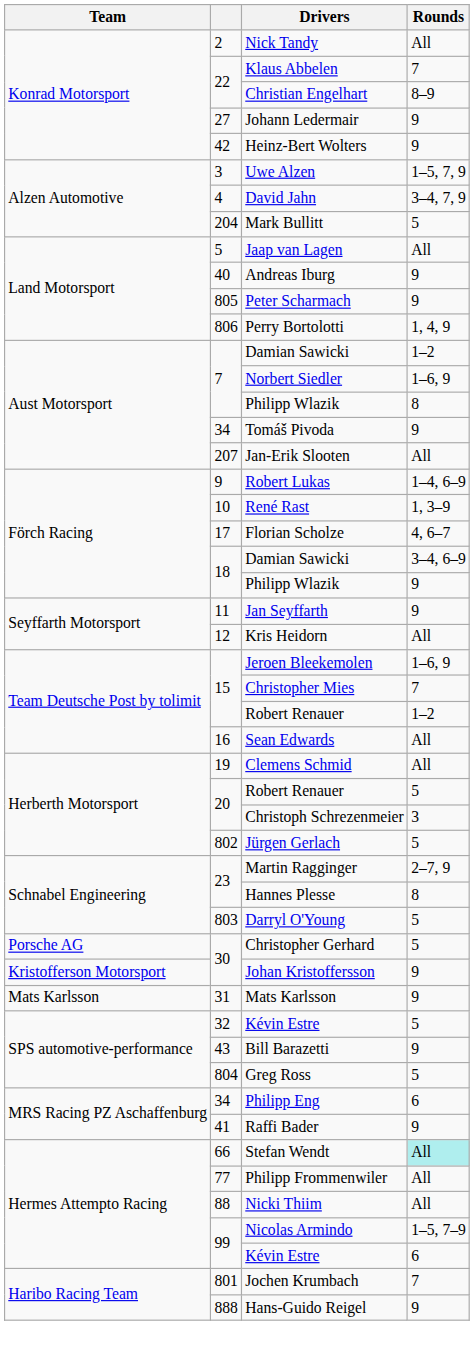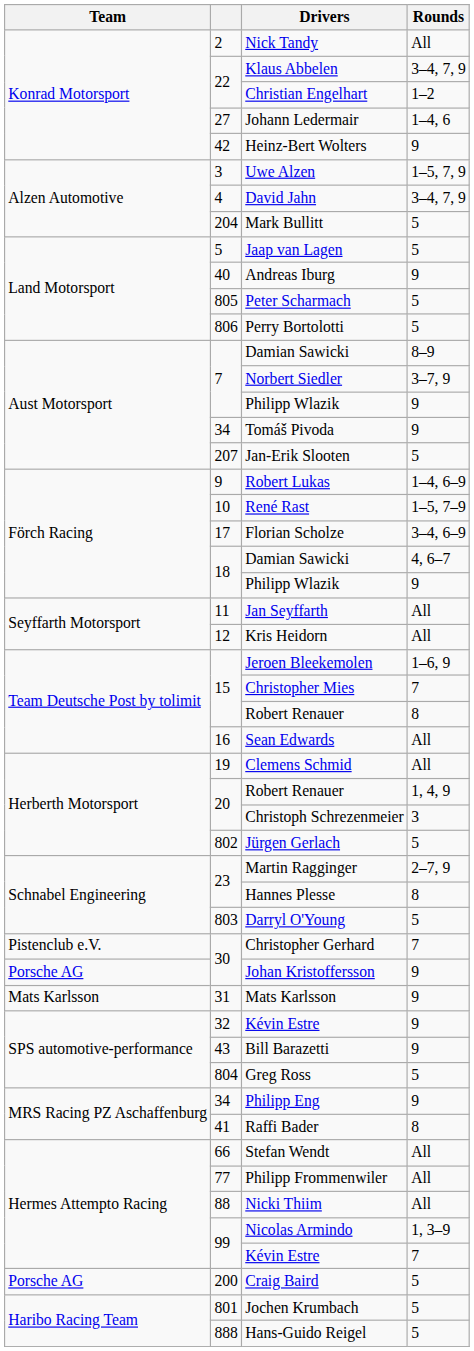(415, 68) 7 -> (438, 68) 3–4, 7, 9
(423, 94) 8–9 -> (423, 94) 1–2
(415, 120) 9 -> (431, 120) 1–4, 6
(421, 249) All -> (415, 249) 5
(415, 300) 9 -> (415, 300) 5
(431, 326) 1, 4, 9 -> (415, 326) 5
(423, 352) 1–2 -> (423, 352) 8–9
(431, 378) 1–6, 9 -> (431, 378) 3–7, 9
(415, 404) 8 -> (415, 404) 9
(421, 455) All -> (415, 455) 5
(431, 507) 1, 3–9 -> (438, 507) 1–5, 7–9
(431, 533) 4, 6–7 -> (438, 533) 3–4, 6–9
(438, 558) 3–4, 6–9 -> (431, 558) 4, 6–7
(415, 610) 9 -> (421, 610) All
(423, 713) 1–2 -> (415, 713) 8
(415, 791) 5 -> (431, 791) 1, 4, 9
(46, 945) Porsche AG -> (55, 945) Pistenclub e.V.
(415, 945) 5 -> (415, 945) 7
(87, 971) Kristofferson Motorsport -> (46, 971) Porsche AG
(415, 1023) 5 -> (415, 1023) 9
(415, 1100) 6 -> (415, 1100) 9
(415, 1126) 9 -> (415, 1126) 8
(421, 1152) paleturquoise background -> (421, 1152) no background
(438, 1229) 1–5, 7–9 -> (431, 1229) 1, 3–9
(415, 1255) 6 -> (415, 1255) 7
+ row: (226, 1281)
(415, 1281) 7 -> (415, 1307) 5
(415, 1307) 9 -> (415, 1332) 5
